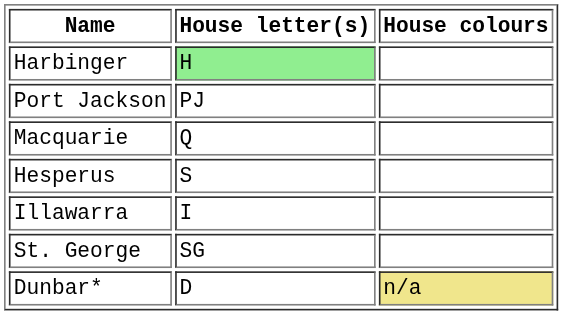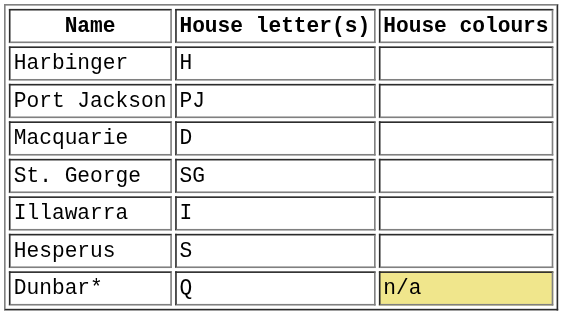(186, 63) lightgreen background -> (186, 63) no background
(186, 138) Q -> (186, 138) D
rows swapped: (65, 176) <-> (77, 251)
(186, 288) D -> (186, 288) Q
